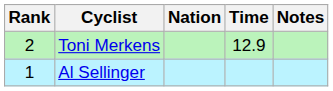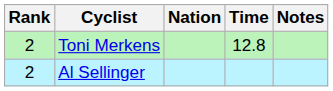(249, 45) 12.9 -> (249, 45) 12.8
(29, 72) 1 -> (29, 72) 2
